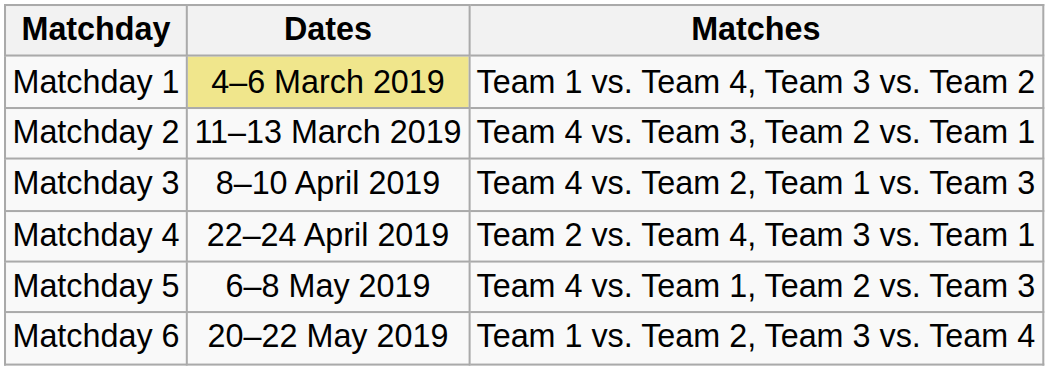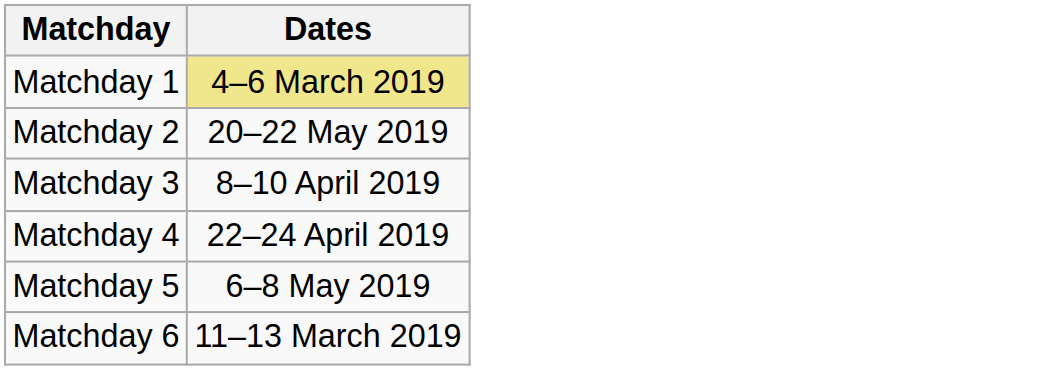- column: (756, 30)
(328, 132) 11–13 March 2019 -> (328, 132) 20–22 May 2019
(328, 337) 20–22 May 2019 -> (328, 337) 11–13 March 2019
